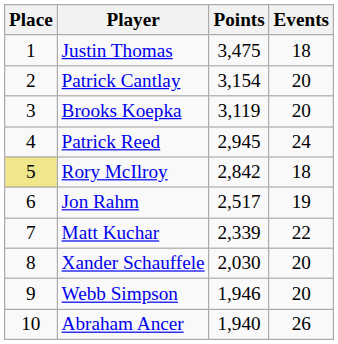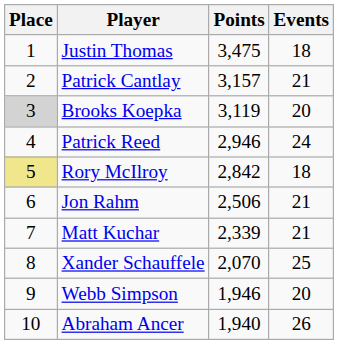(239, 80) 3,154 -> (239, 80) 3,157
(301, 80) 20 -> (301, 80) 21
(31, 111) no background -> (31, 111) lightgrey background
(239, 141) 2,945 -> (239, 141) 2,946
(239, 202) 2,517 -> (239, 202) 2,506
(301, 202) 19 -> (301, 202) 21
(301, 232) 22 -> (301, 232) 21
(239, 263) 2,030 -> (239, 263) 2,070
(301, 263) 20 -> (301, 263) 25
